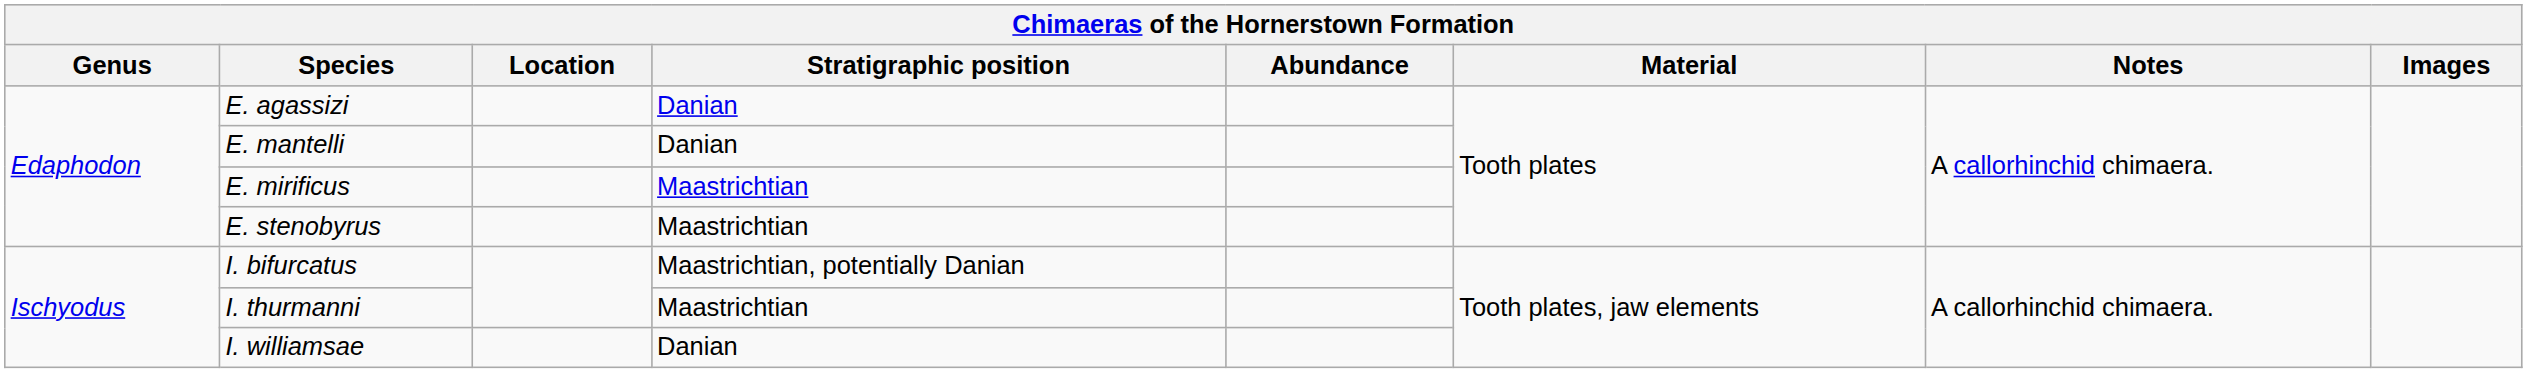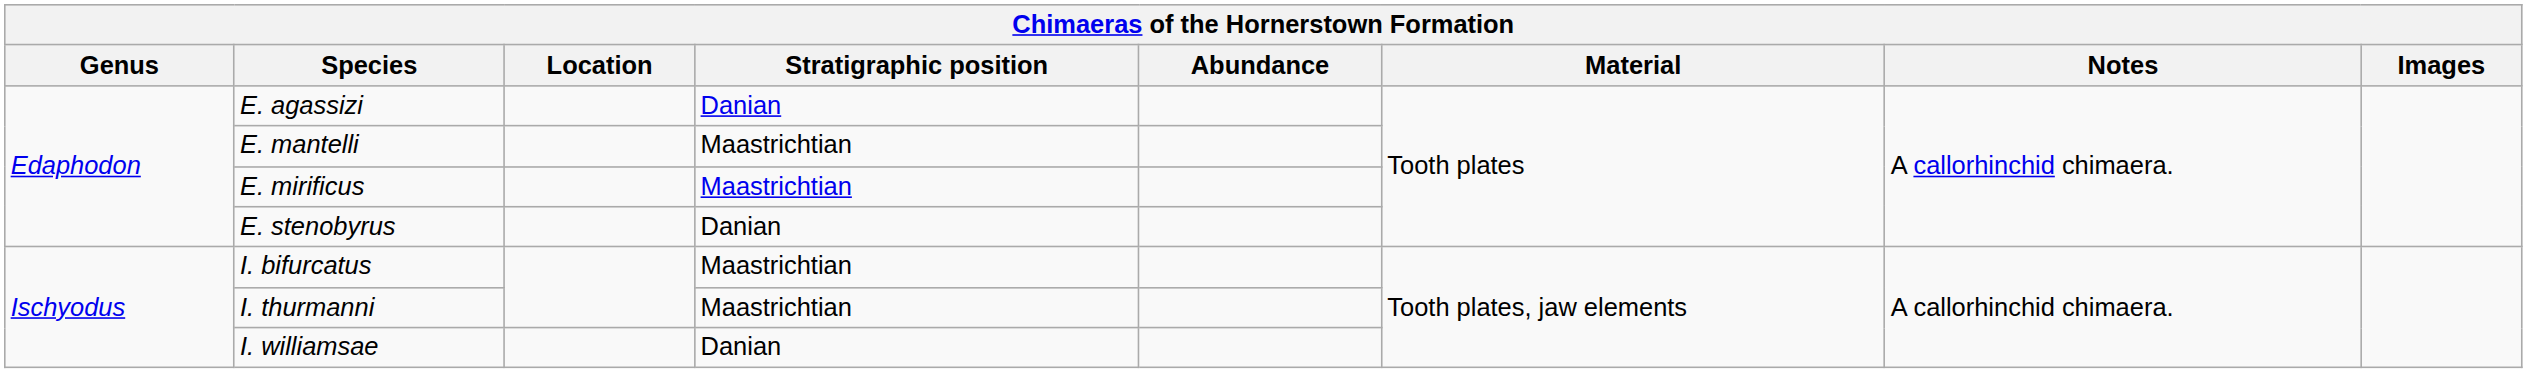(697, 145) Danian -> (776, 145) Maastrichtian
(733, 226) Maastrichtian -> (741, 226) Danian
(841, 266) Maastrichtian, potentially Danian -> (776, 266) Maastrichtian
